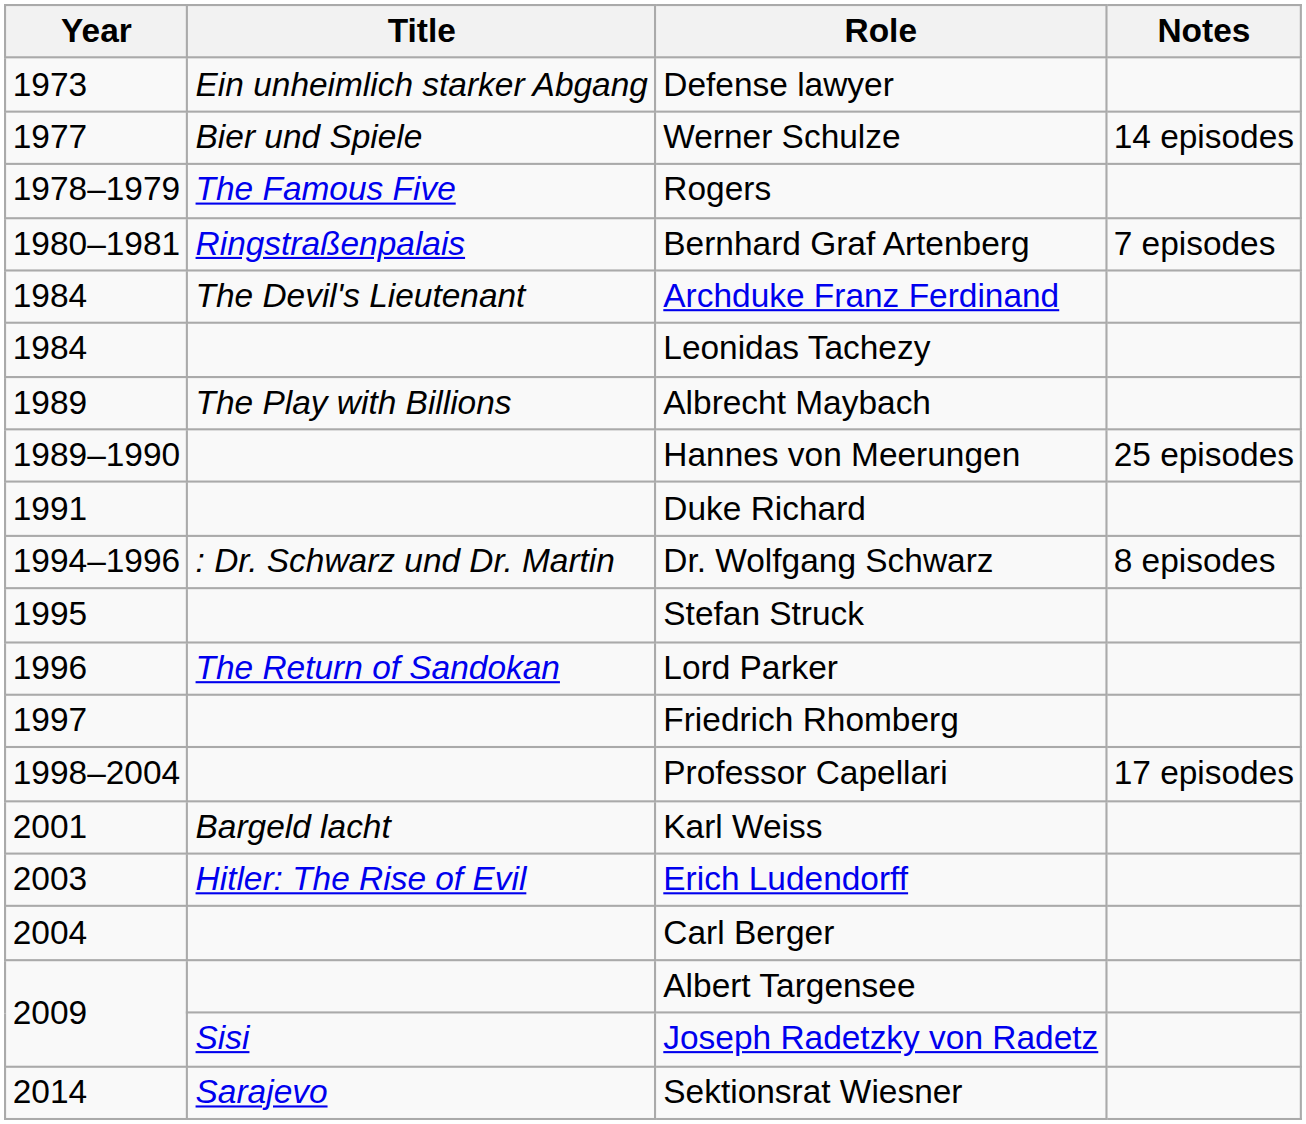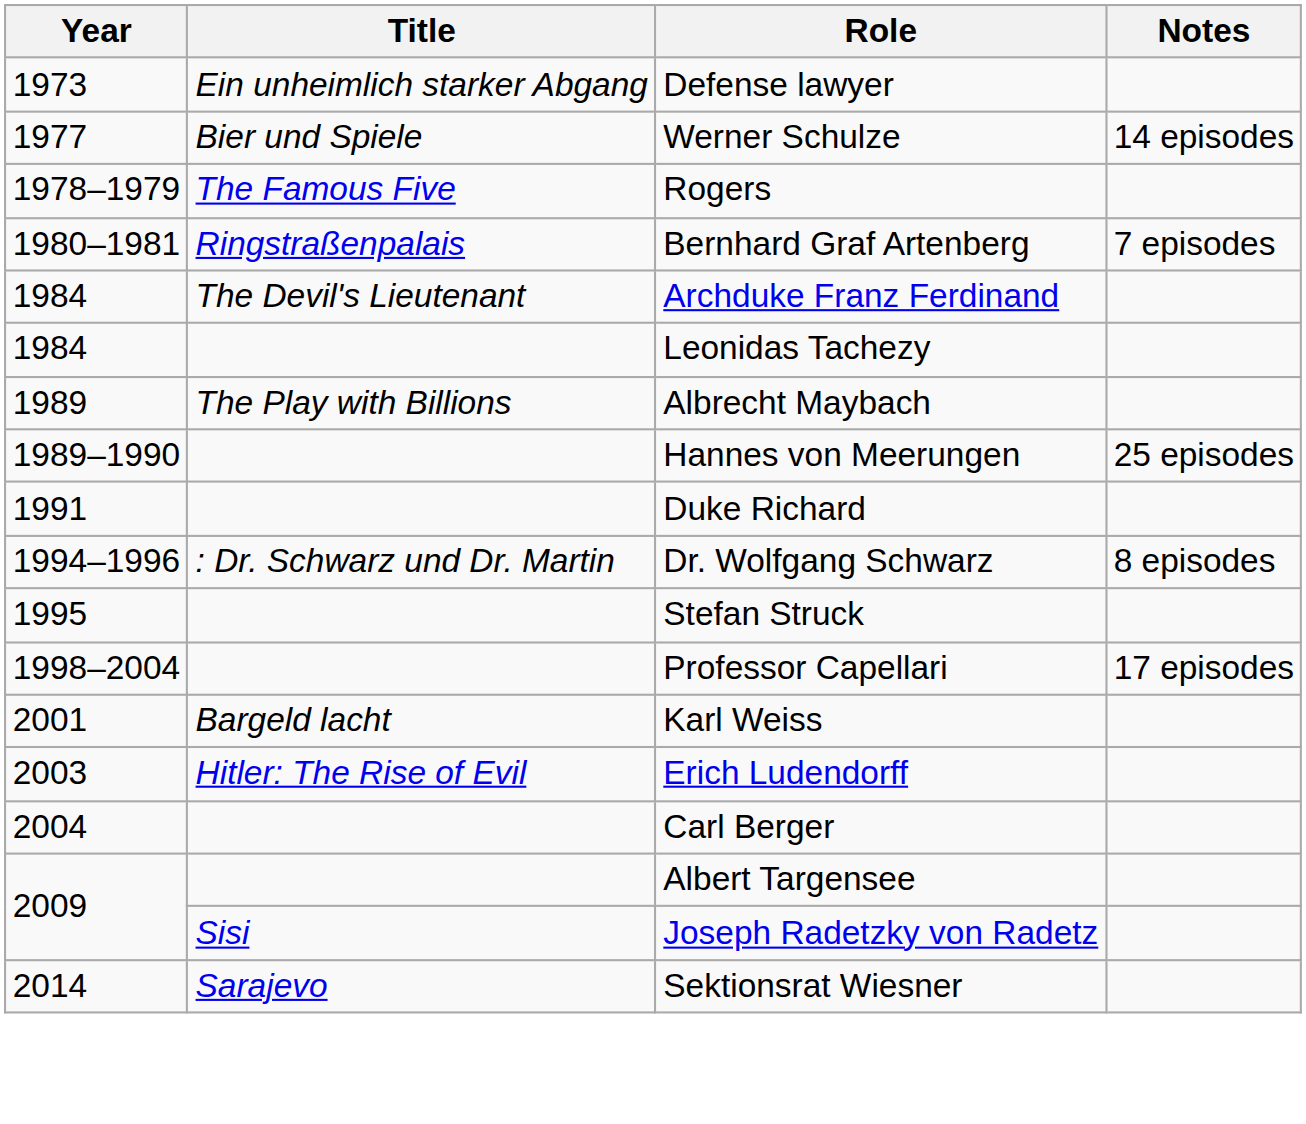- row: (751, 667)
- row: (811, 720)
